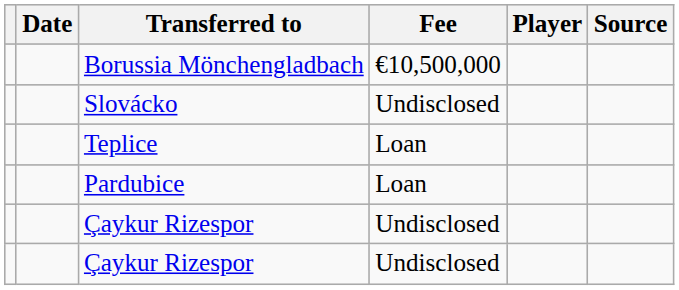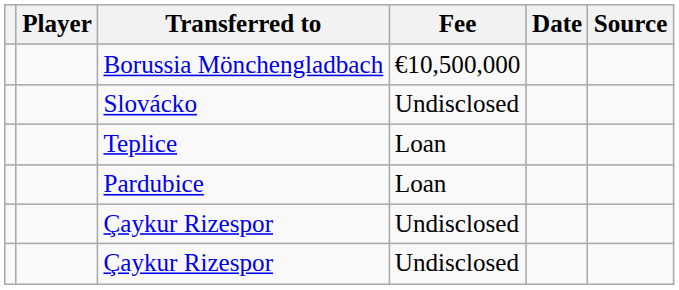columns swapped: (547, 24) <-> (47, 24)
